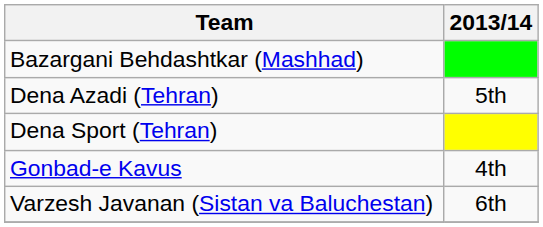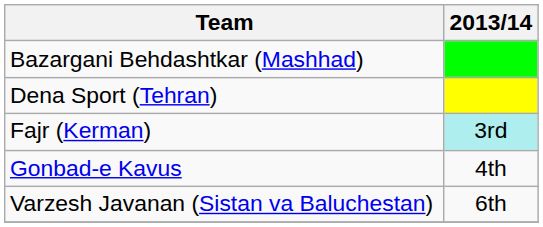- row: (114, 95)
+ row: (81, 131)
